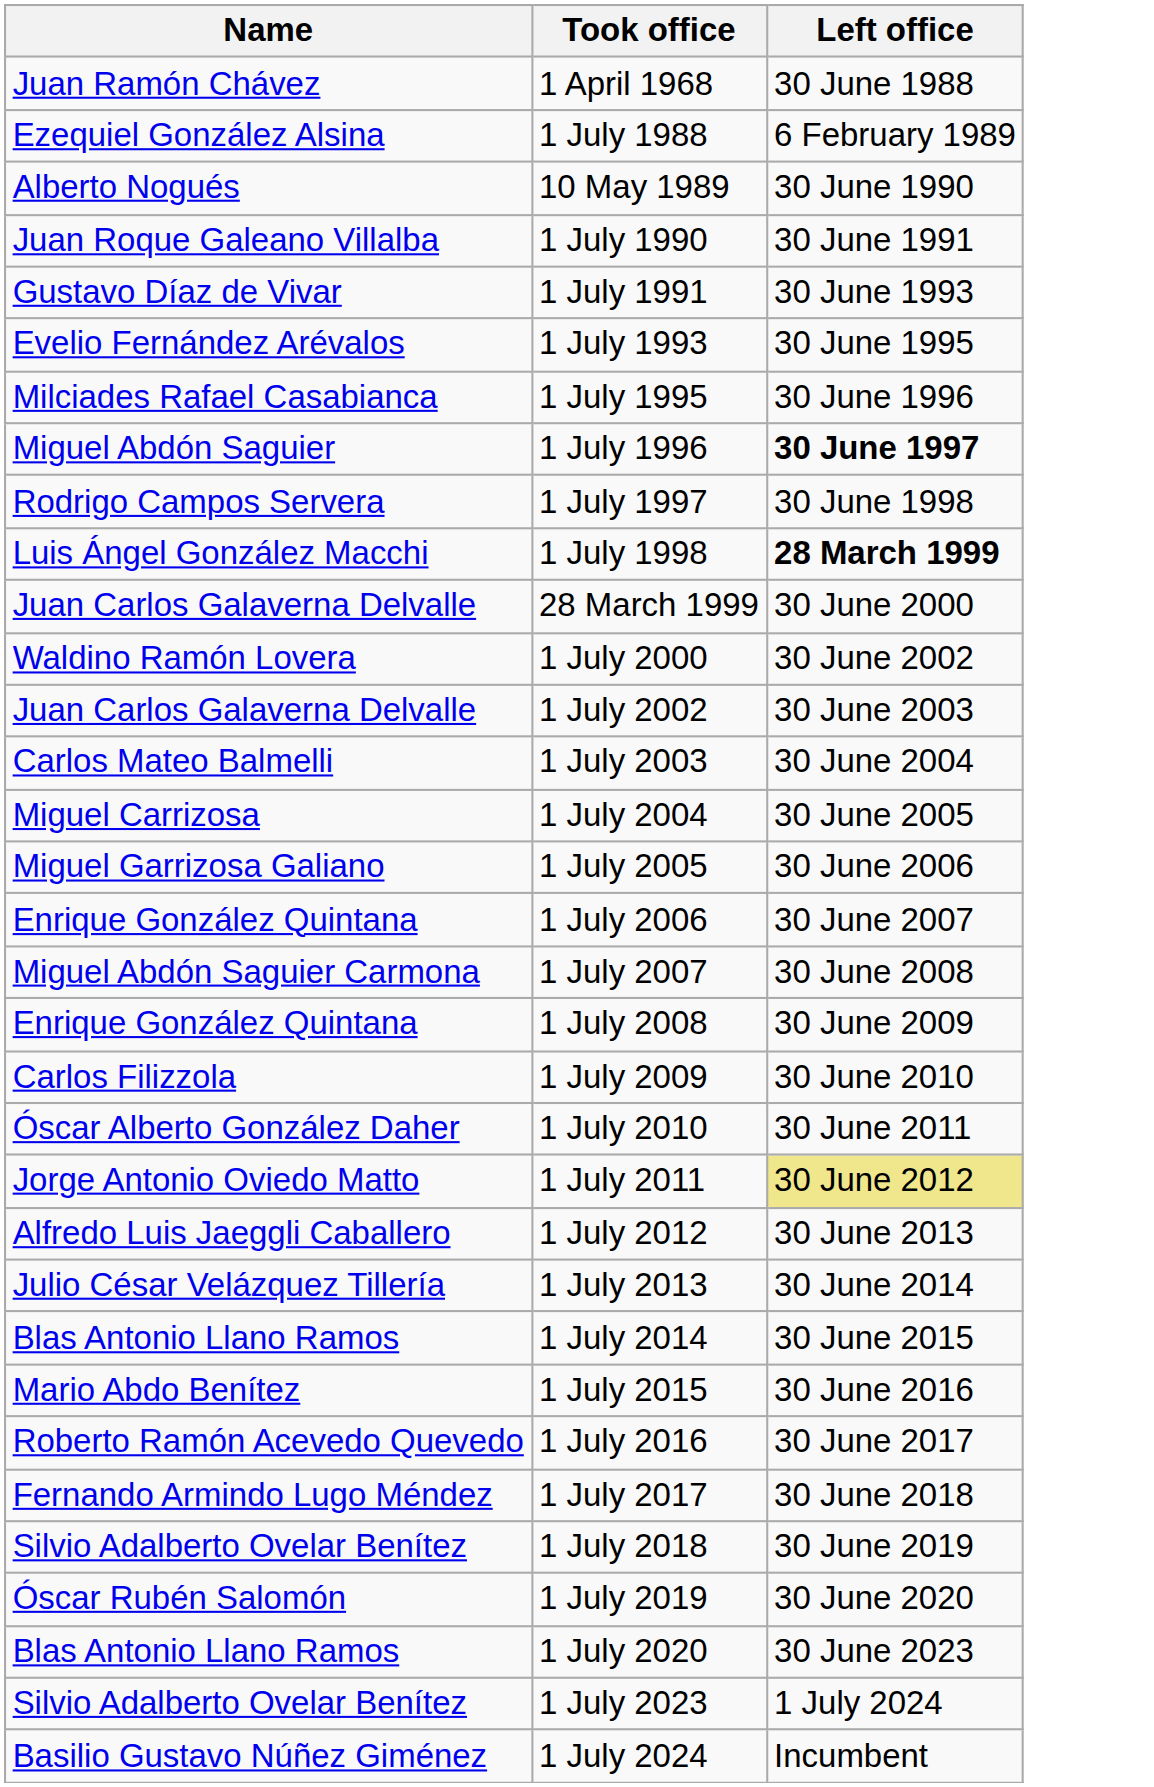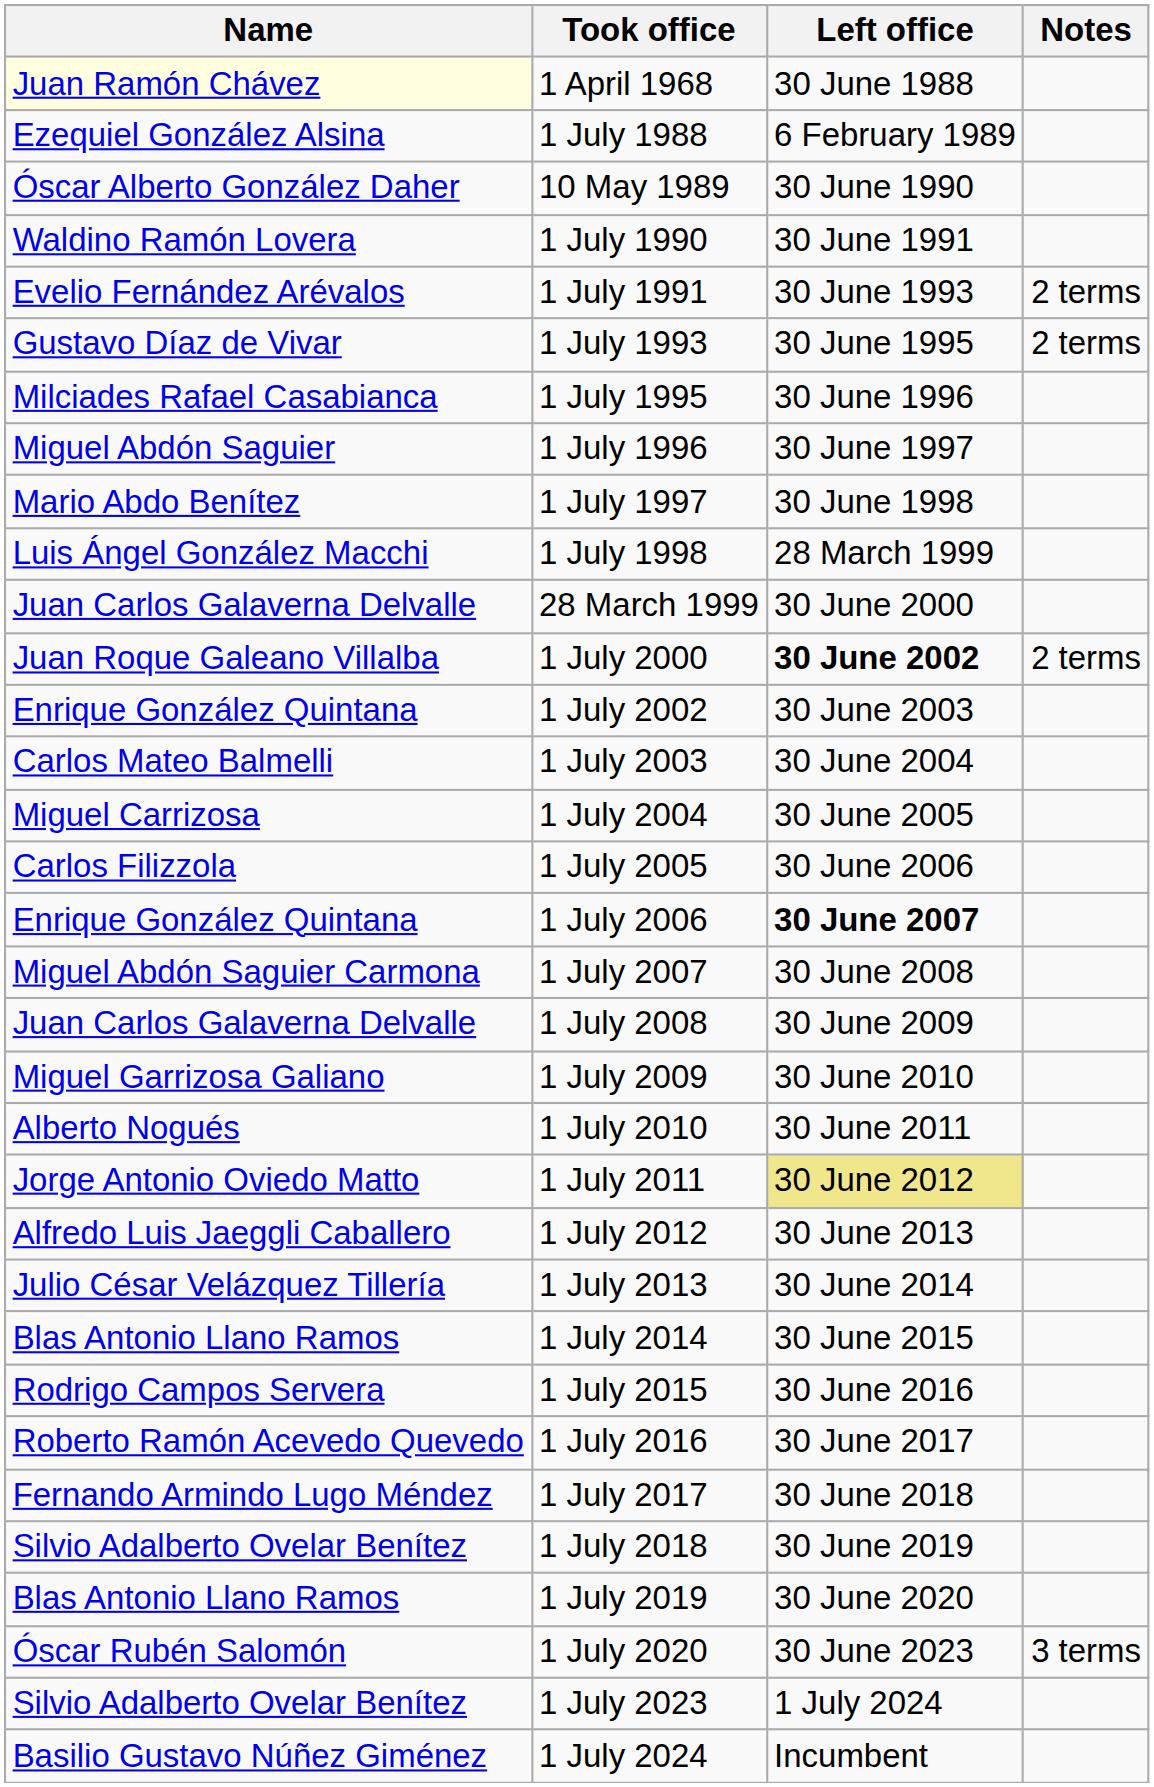+ column: (1086, 30)
(167, 82) no background -> (167, 82) lightyellow background
(126, 187) Alberto Nogués -> (236, 187) Óscar Alberto González Daher
(226, 239) Juan Roque Galeano Villalba -> (184, 239) Waldino Ramón Lovera
(177, 291) Gustavo Díaz de Vivar -> (209, 291) Evelio Fernández Arévalos
(209, 344) Evelio Fernández Arévalos -> (177, 344) Gustavo Díaz de Vivar
(877, 448) bold -> (874, 448) normal
(199, 501) Rodrigo Campos Servera -> (156, 501) Mario Abdo Benítez
(887, 553) bold -> (884, 553) normal
(184, 657) Waldino Ramón Lovera -> (226, 657) Juan Roque Galeano Villalba
(874, 657) normal -> (877, 657) bold
(244, 710) Juan Carlos Galaverna Delvalle -> (215, 710) Enrique González Quintana
(199, 866) Miguel Garrizosa Galiano -> (124, 866) Carlos Filizzola
(874, 919) normal -> (877, 919) bold
(215, 1023) Enrique González Quintana -> (244, 1023) Juan Carlos Galaverna Delvalle
(124, 1076) Carlos Filizzola -> (199, 1076) Miguel Garrizosa Galiano
(236, 1128) Óscar Alberto González Daher -> (126, 1128) Alberto Nogués
(156, 1389) Mario Abdo Benítez -> (199, 1389) Rodrigo Campos Servera
(179, 1598) Óscar Rubén Salomón -> (206, 1598) Blas Antonio Llano Ramos
(206, 1651) Blas Antonio Llano Ramos -> (179, 1651) Óscar Rubén Salomón
